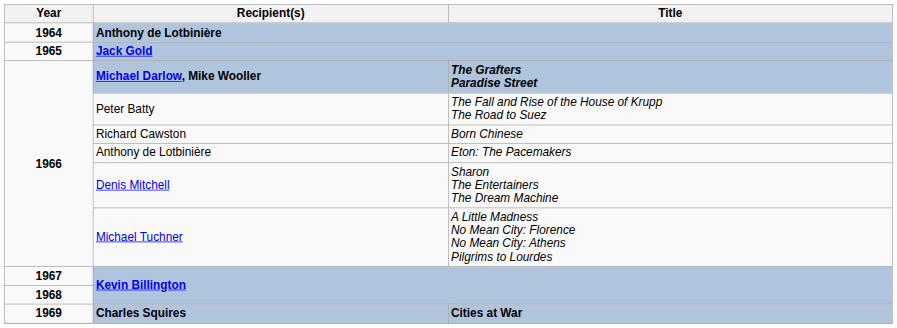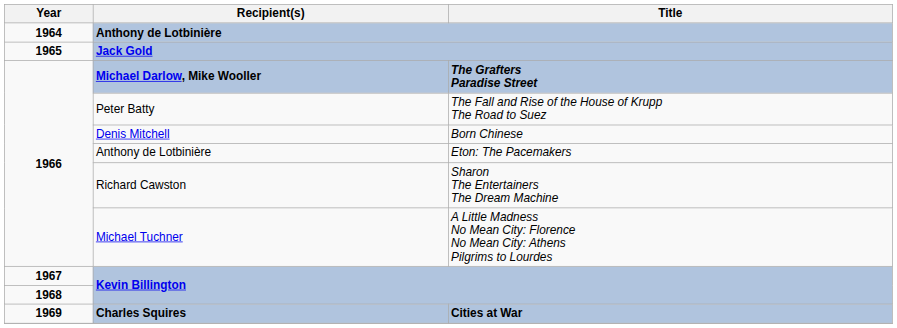(141, 134) Richard Cawston -> (133, 134) Denis Mitchell
(133, 185) Denis Mitchell -> (141, 185) Richard Cawston
